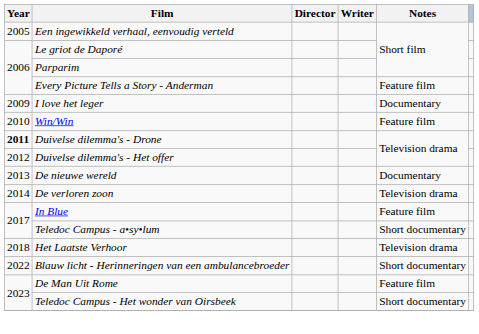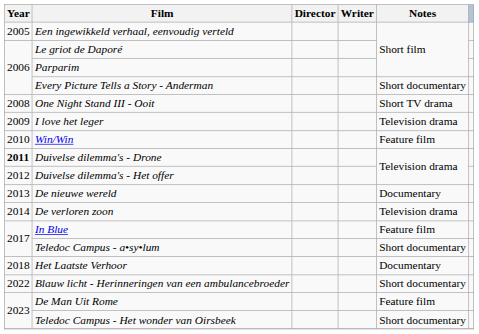(407, 85) Feature film -> (423, 85) Short documentary
+ row: (95, 103)
(410, 103) Documentary -> (418, 121) Television drama
(418, 247) Television drama -> (410, 265) Documentary
